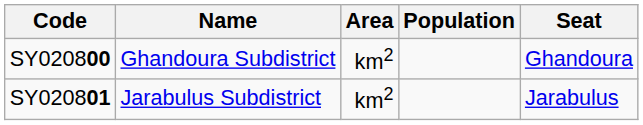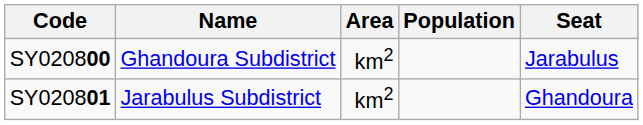(579, 58) Ghandoura -> (572, 58) Jarabulus
(572, 98) Jarabulus -> (579, 98) Ghandoura
